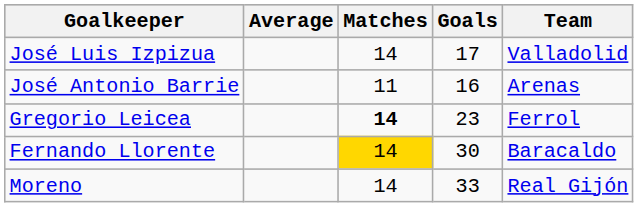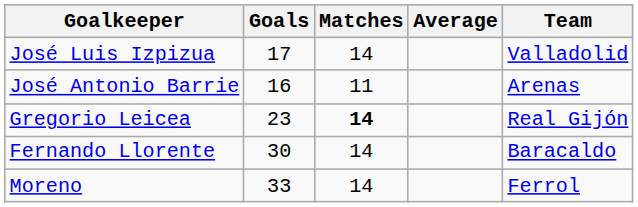columns swapped: (468, 21) <-> (291, 21)
(544, 120) Ferrol -> (568, 120) Real Gijón
(385, 153) gold background -> (361, 153) no background
(568, 185) Real Gijón -> (544, 185) Ferrol
